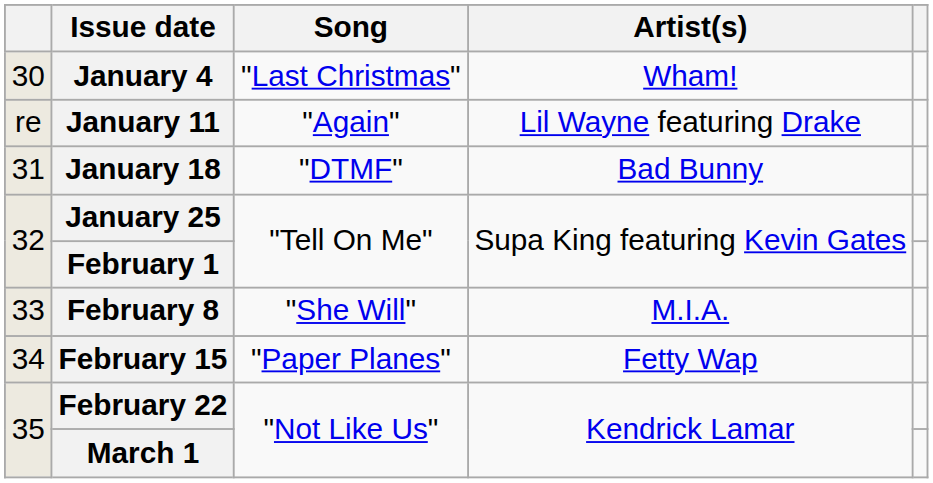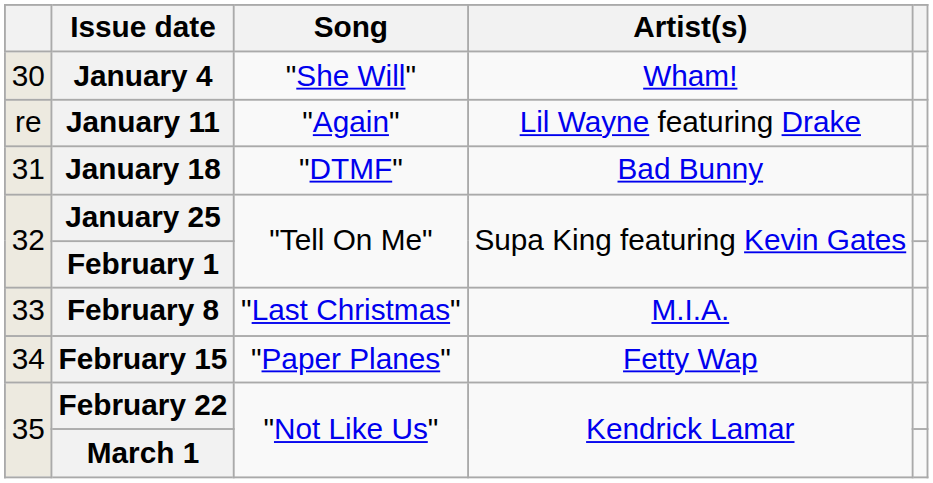(351, 75) "Last Christmas" -> (351, 75) "She Will"
(351, 311) "She Will" -> (351, 311) "Last Christmas"
